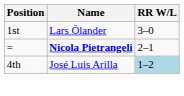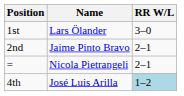+ row: (15, 47)
(91, 47) bold -> (89, 64) normal
